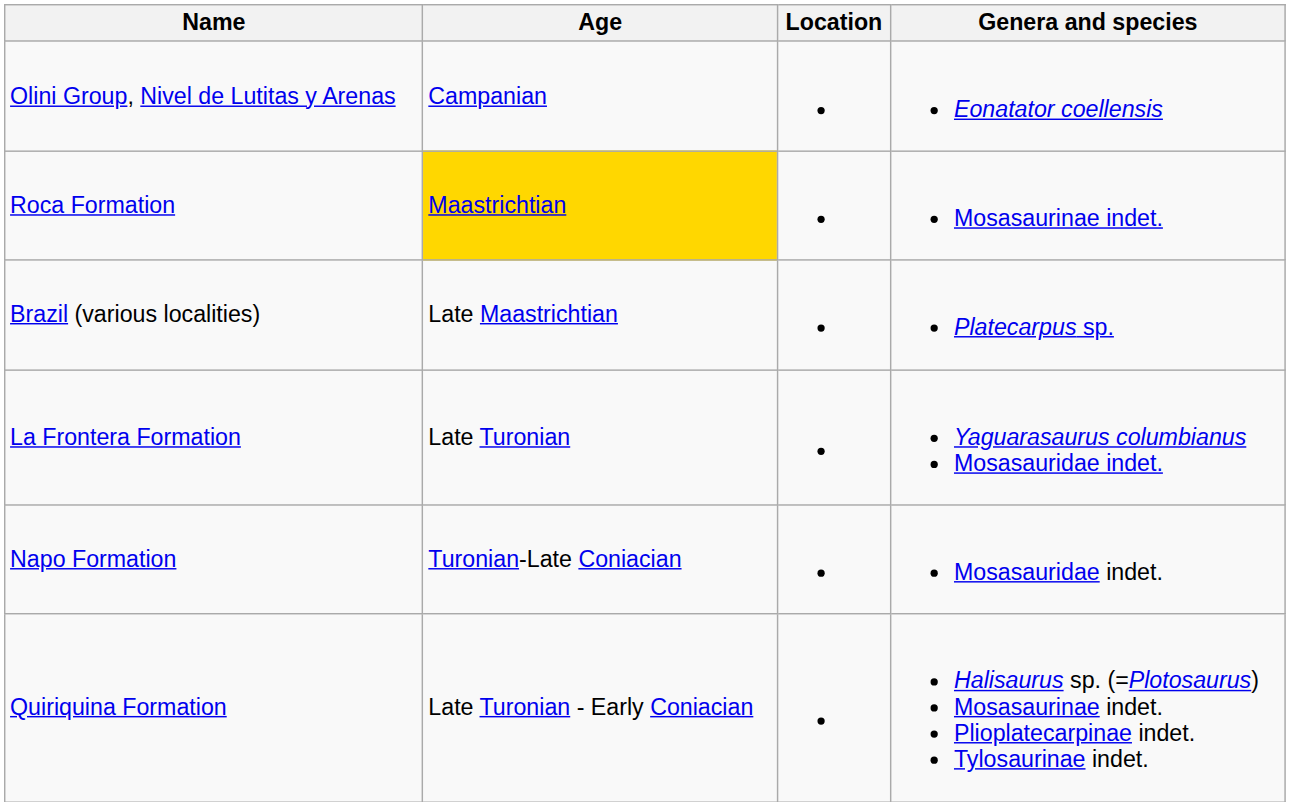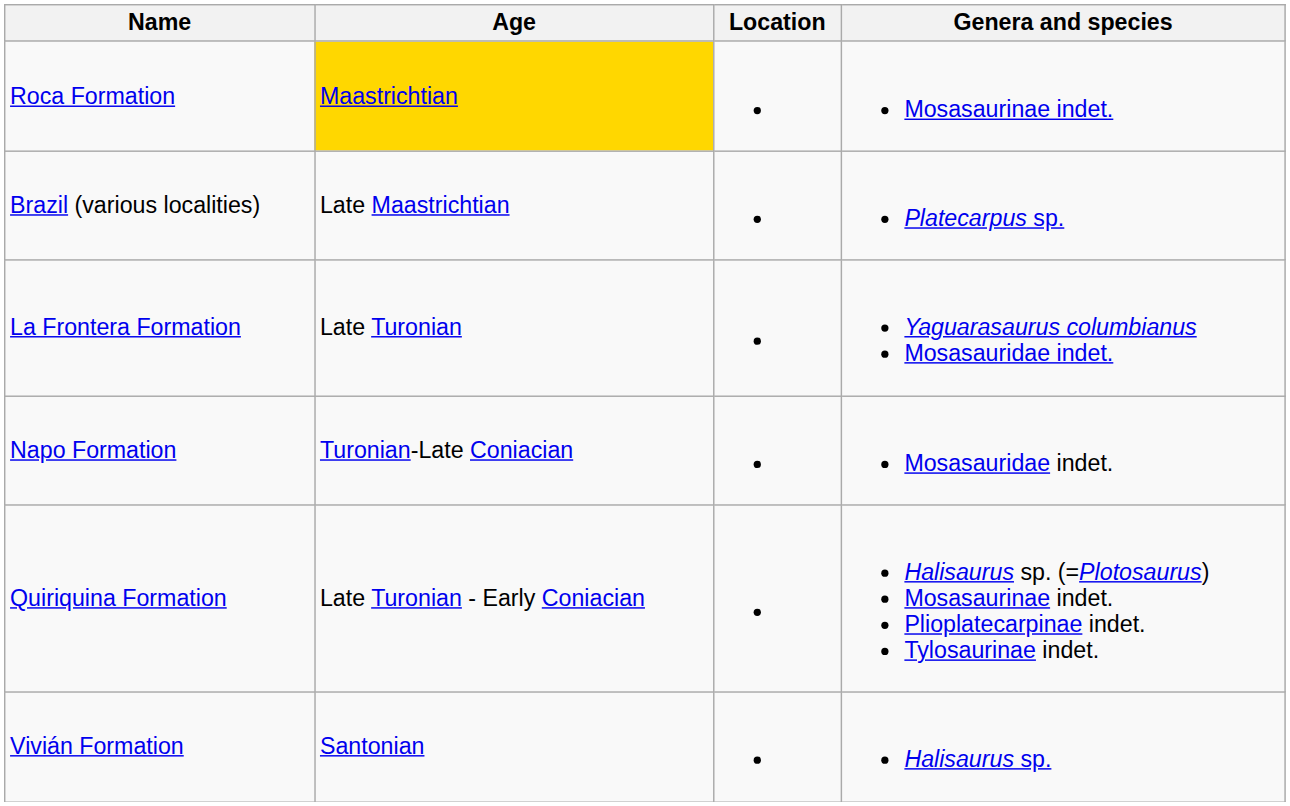- row: (203, 95)
+ row: (97, 746)
